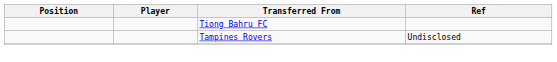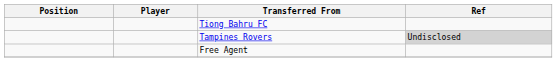(434, 37) no background -> (434, 37) lightgrey background
+ row: (224, 50)
